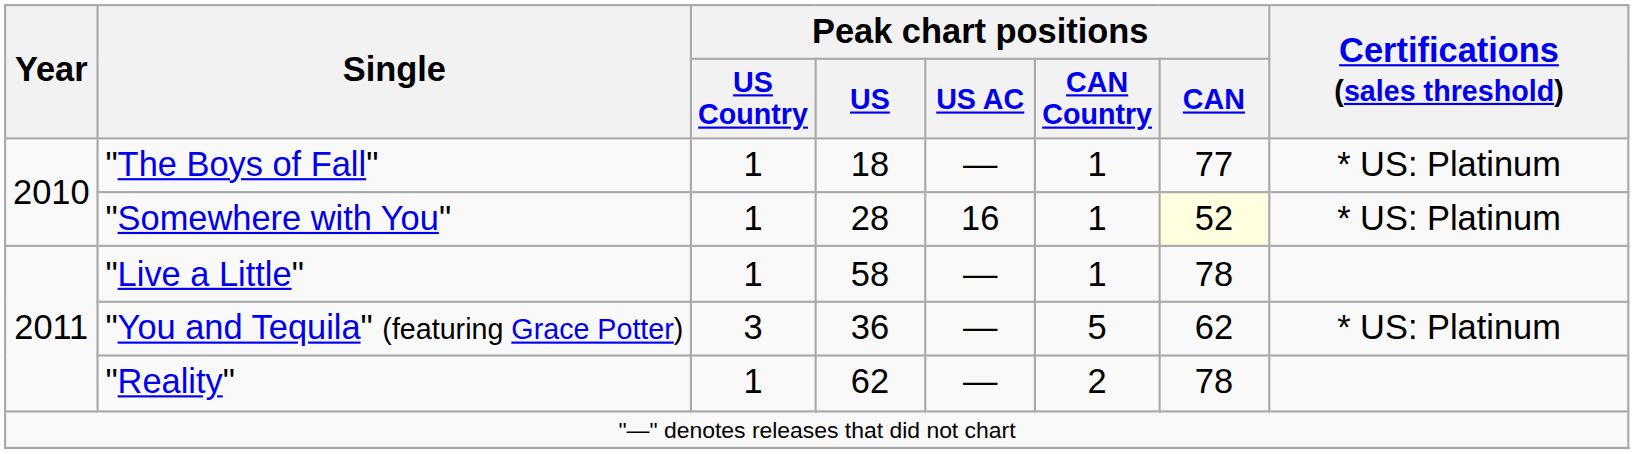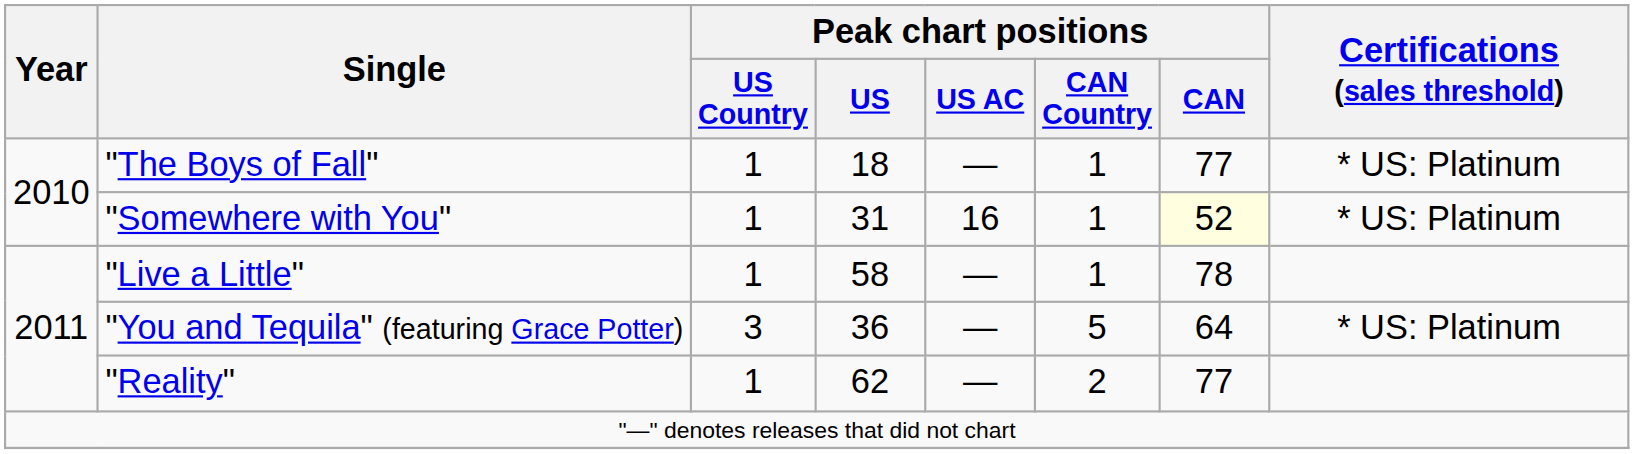(870, 218) 28 -> (870, 218) 31
(1214, 328) 62 -> (1214, 328) 64
(1214, 382) 78 -> (1214, 382) 77
